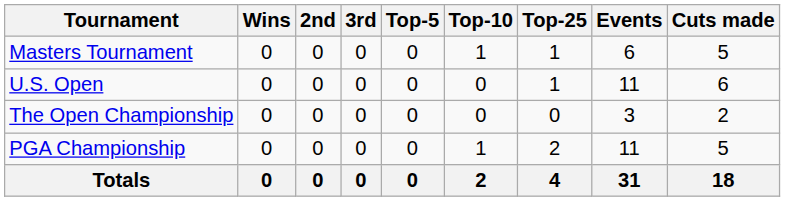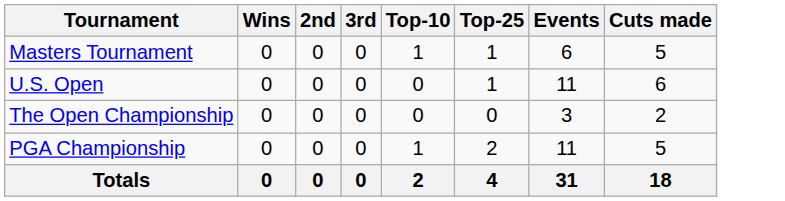- column: (412, 20)
